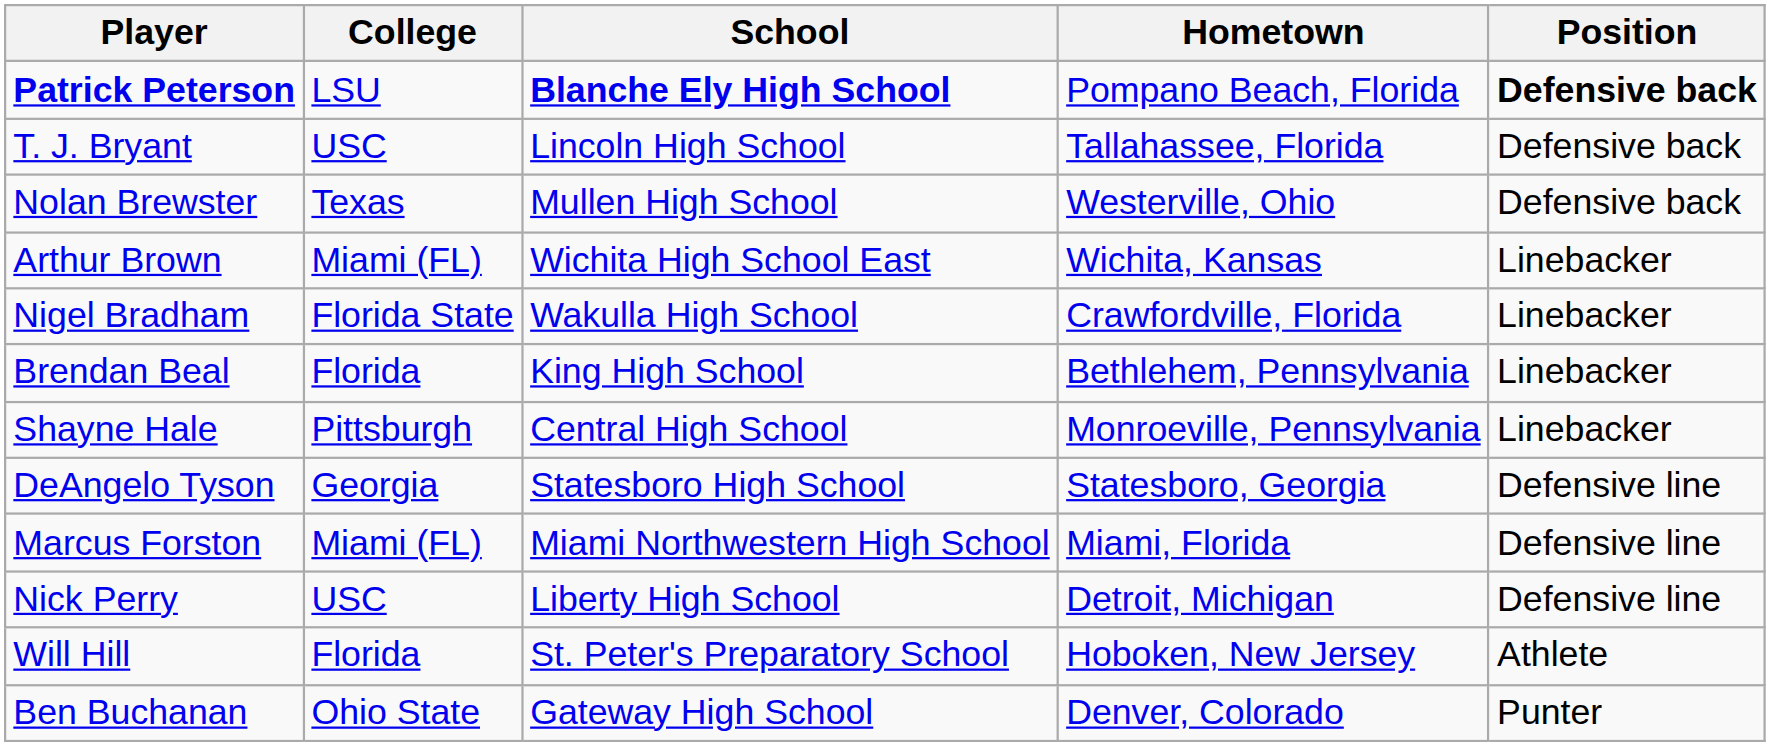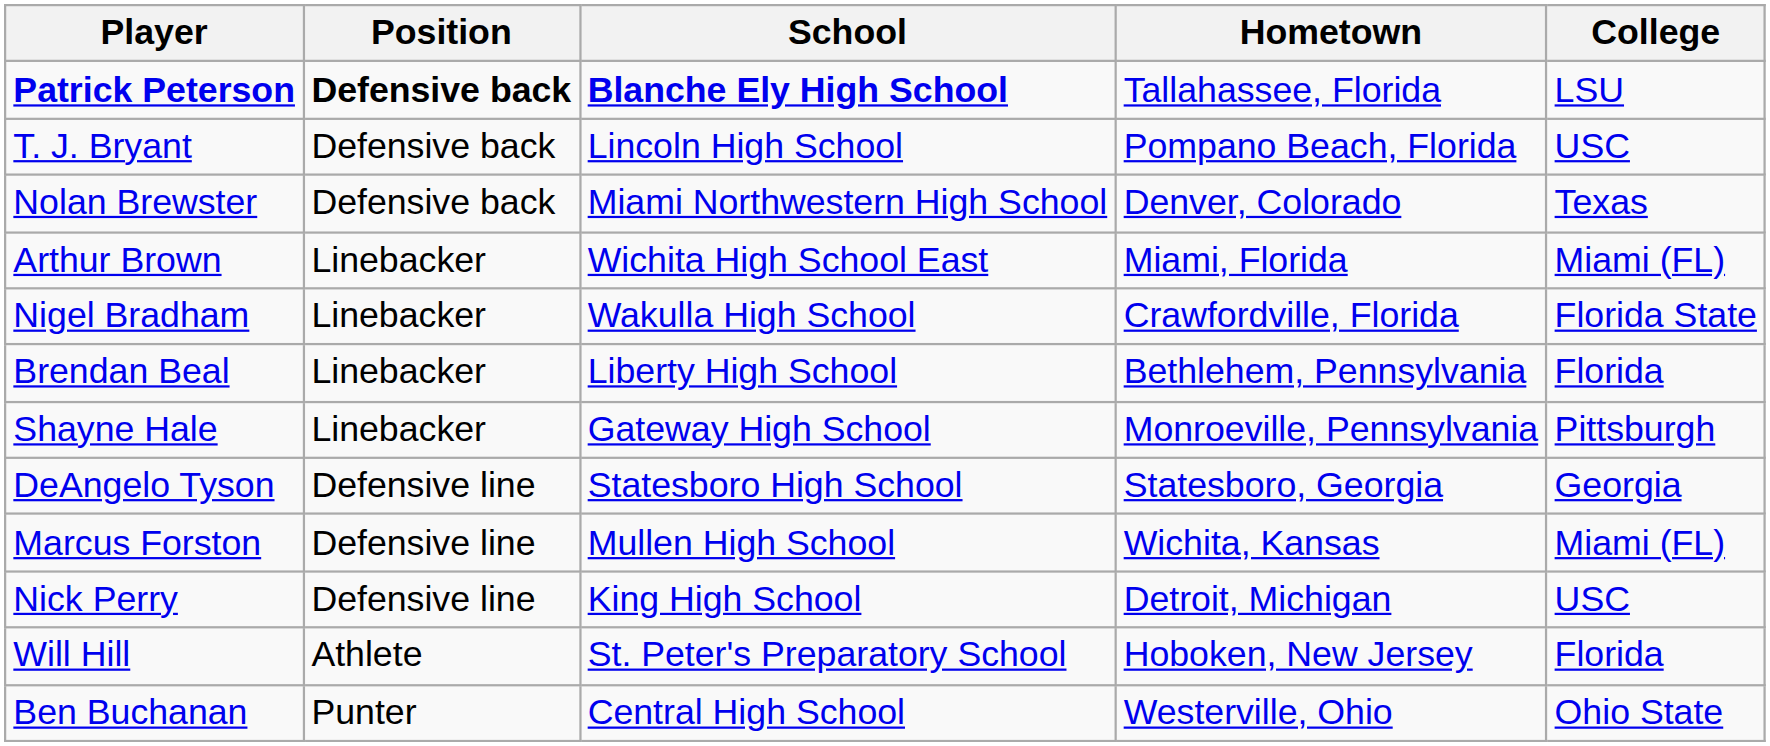columns swapped: (1627, 32) <-> (413, 32)
(1263, 89) Pompano Beach, Florida -> (1282, 89) Tallahassee, Florida
(1225, 145) Tallahassee, Florida -> (1320, 145) Pompano Beach, Florida
(684, 202) Mullen High School -> (847, 202) Miami Northwestern High School
(1201, 202) Westerville, Ohio -> (1263, 202) Denver, Colorado
(1194, 259) Wichita, Kansas -> (1236, 259) Miami, Florida
(667, 372) King High School -> (742, 372) Liberty High School
(689, 428) Central High School -> (759, 428) Gateway High School
(790, 542) Miami Northwestern High School -> (741, 542) Mullen High School
(1178, 542) Miami, Florida -> (1252, 542) Wichita, Kansas
(685, 598) Liberty High School -> (725, 598) King High School
(702, 711) Gateway High School -> (746, 711) Central High School
(1205, 711) Denver, Colorado -> (1258, 711) Westerville, Ohio
